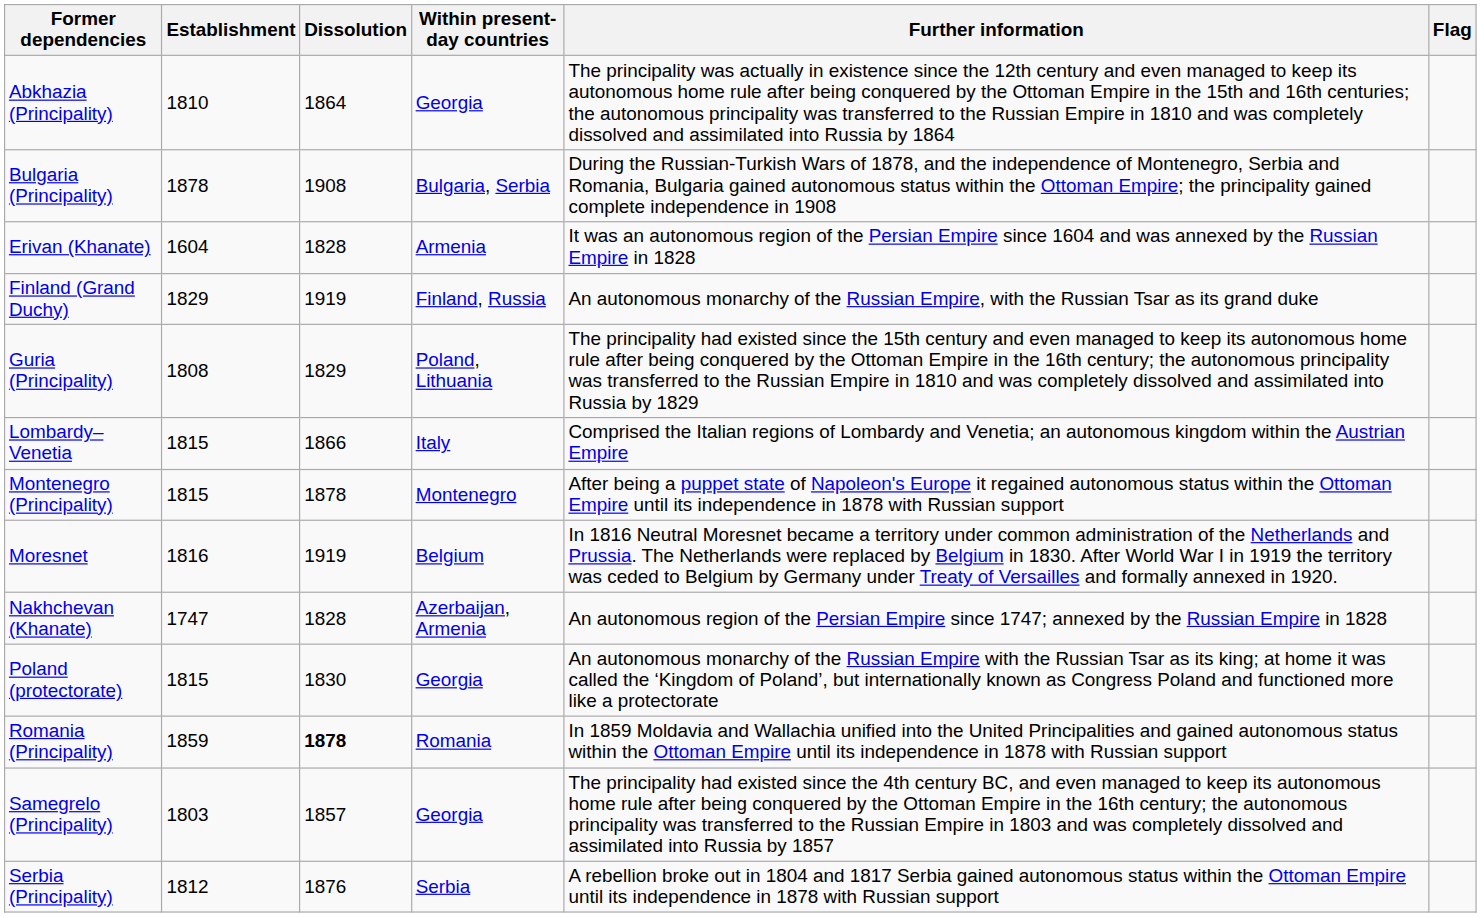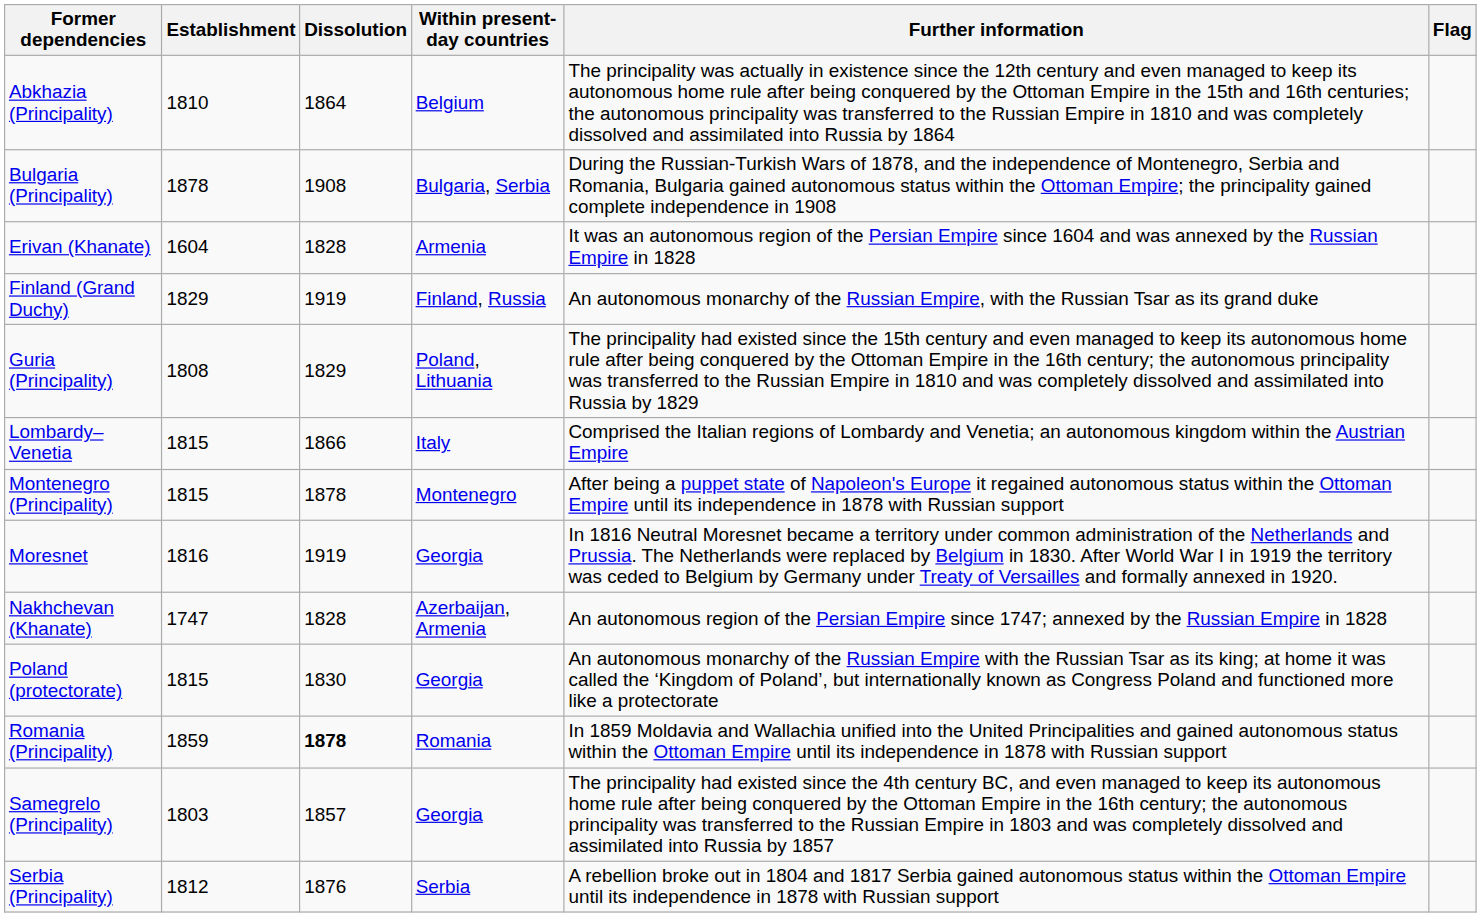(449, 102) Georgia -> (450, 102) Belgium
(450, 556) Belgium -> (449, 556) Georgia
